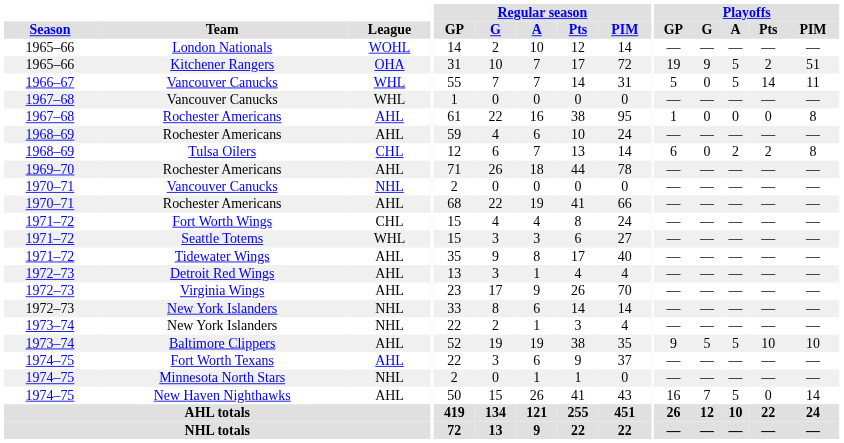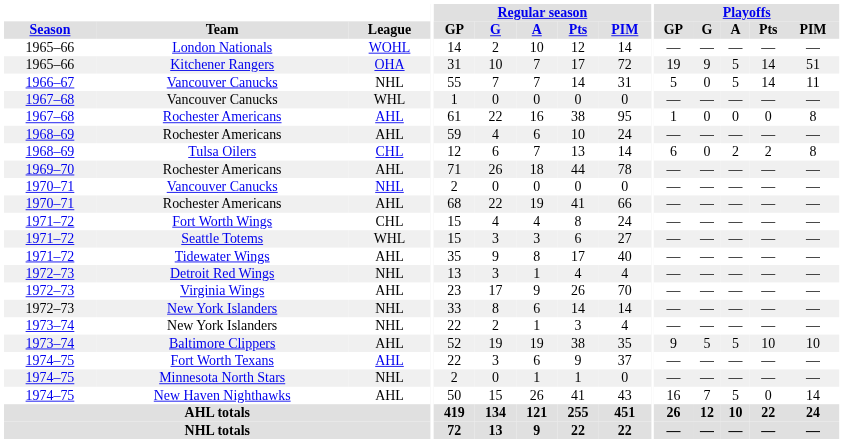(768, 64) 2 -> (768, 64) 14
(390, 82) WHL -> (389, 82) NHL
(389, 273) AHL -> (389, 273) NHL
